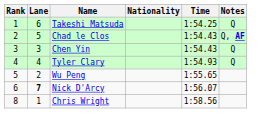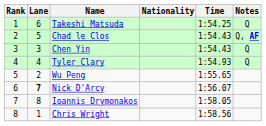+ row: (95, 101)
